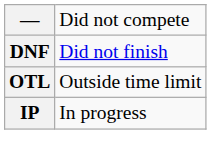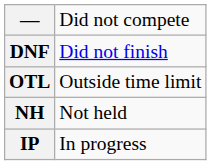+ row: (30, 112)
